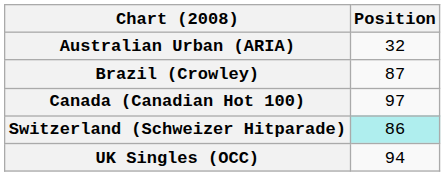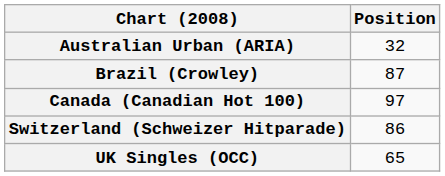(395, 130) paleturquoise background -> (395, 130) no background
(395, 157) 94 -> (395, 157) 65
